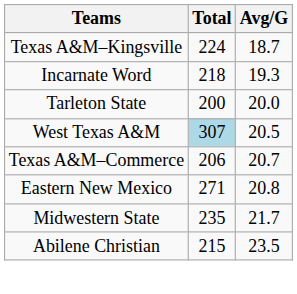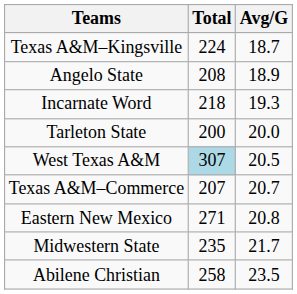+ row: (96, 75)
(212, 160) 206 -> (212, 189) 207
(212, 246) 215 -> (212, 274) 258
